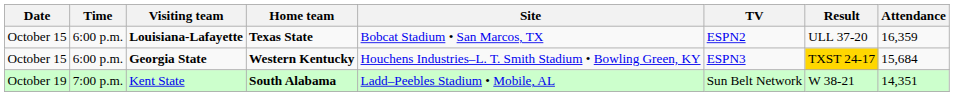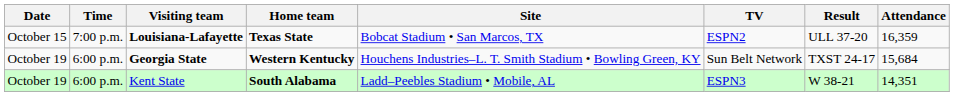(98, 37) 6:00 p.m. -> (98, 37) 7:00 p.m.
(37, 59) October 15 -> (37, 59) October 19
(726, 59) ESPN3 -> (754, 59) Sun Belt Network
(842, 59) gold background -> (842, 59) no background
(98, 81) 7:00 p.m. -> (98, 81) 6:00 p.m.
(754, 81) Sun Belt Network -> (726, 81) ESPN3
